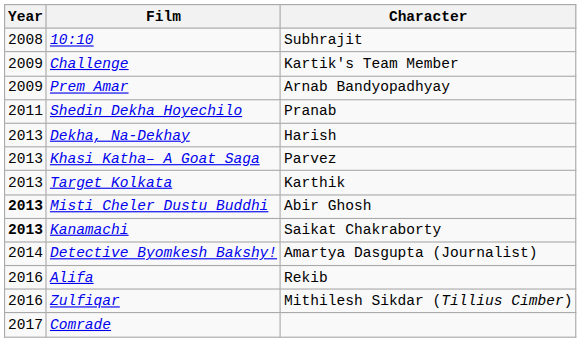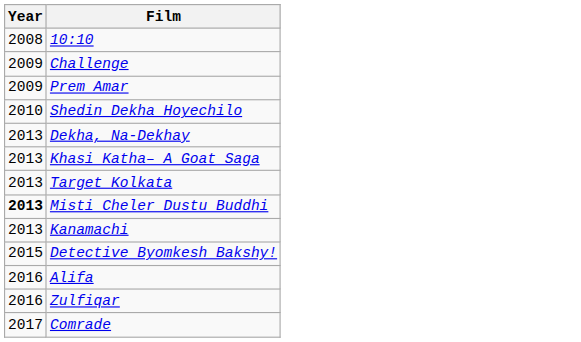- column: (428, 16)
(26, 111) 2011 -> (26, 111) 2010
(26, 230) bold -> (26, 230) normal
(26, 254) 2014 -> (26, 254) 2015
